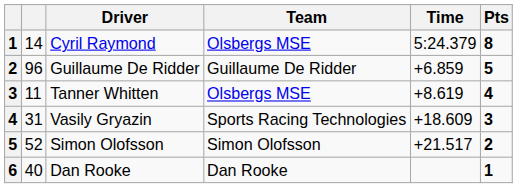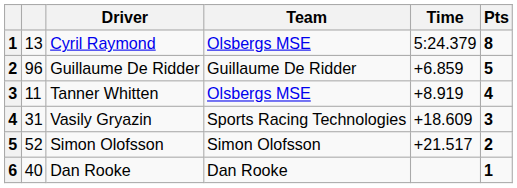(34, 43) 14 -> (34, 43) 13
(439, 94) +8.619 -> (439, 94) +8.919
